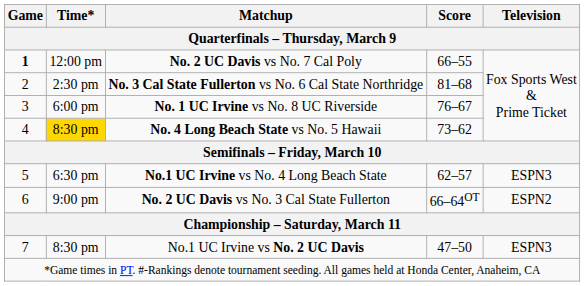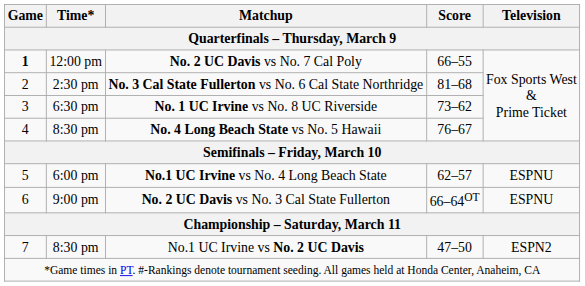(76, 107) 6:00 pm -> (76, 107) 6:30 pm
(455, 107) 76–67 -> (455, 107) 73–62
(76, 130) gold background -> (76, 130) no background
(455, 130) 73–62 -> (455, 130) 76–67
(76, 175) 6:30 pm -> (76, 175) 6:00 pm
(531, 175) ESPN3 -> (531, 175) ESPNU
(531, 199) ESPN2 -> (531, 199) ESPNU
(531, 246) ESPN3 -> (531, 246) ESPN2
